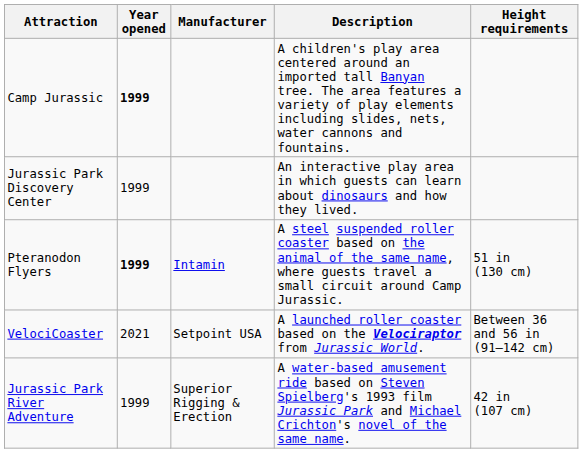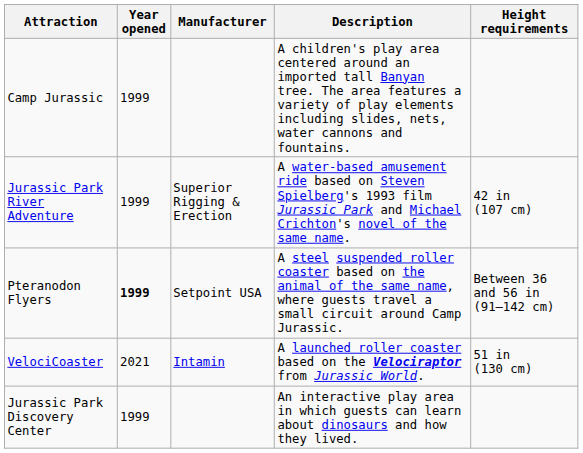(135, 98) bold -> (135, 98) normal
rows swapped: (55, 403) <-> (55, 188)
(199, 265) Intamin -> (217, 293) Setpoint USA
(503, 265) 51 in (130 cm) -> (514, 293) Between 36 and 56 in (91–142 cm)
(217, 334) Setpoint USA -> (199, 362) Intamin
(514, 334) Between 36 and 56 in (91–142 cm) -> (503, 362) 51 in (130 cm)
